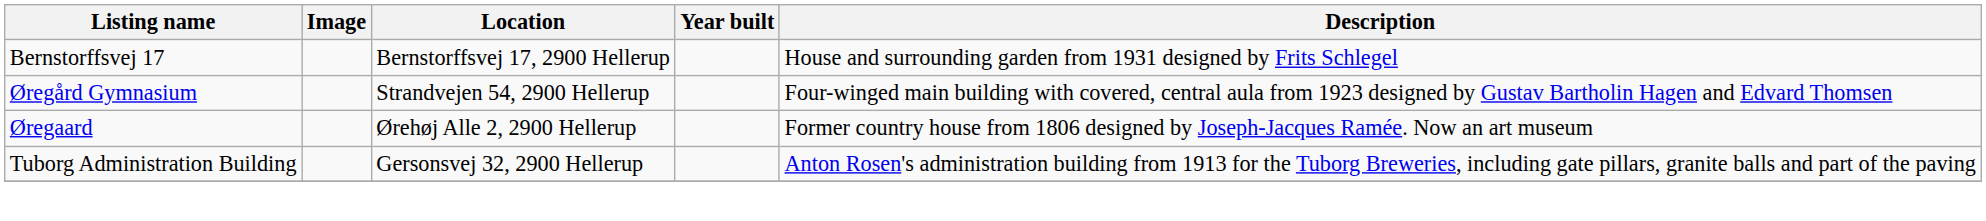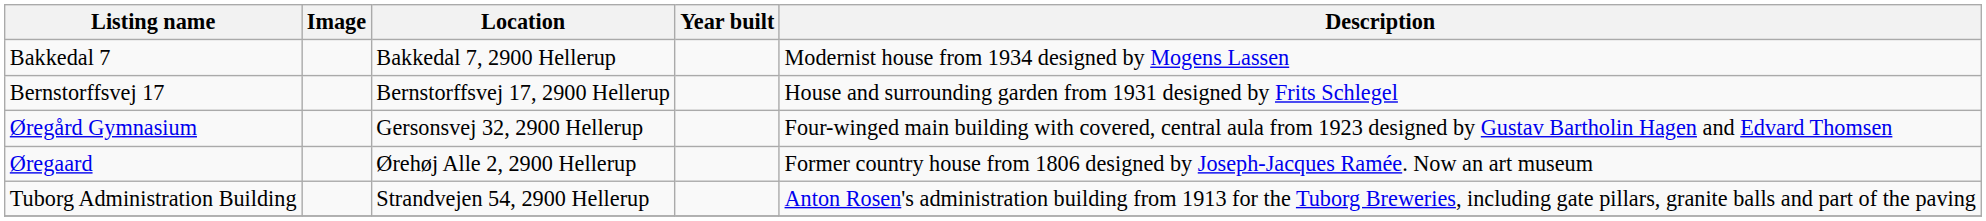+ row: (60, 57)
(513, 92) Strandvejen 54, 2900 Hellerup -> (510, 127) Gersonsvej 32, 2900 Hellerup
(510, 163) Gersonsvej 32, 2900 Hellerup -> (513, 198) Strandvejen 54, 2900 Hellerup
